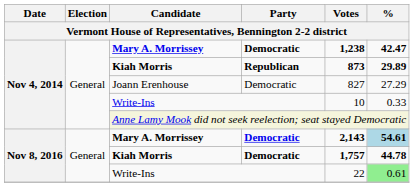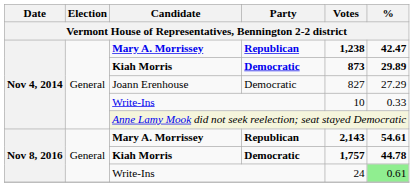(272, 48) Democratic -> (272, 48) Republican
(272, 66) Republican -> (272, 66) Democratic
(272, 137) Democratic -> (272, 137) Republican
(394, 137) lightblue background -> (394, 137) no background
(359, 173) 22 -> (359, 173) 24
